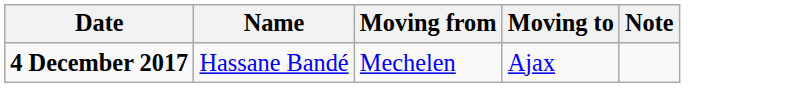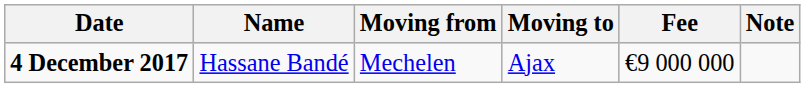+ column: (680, 23)
